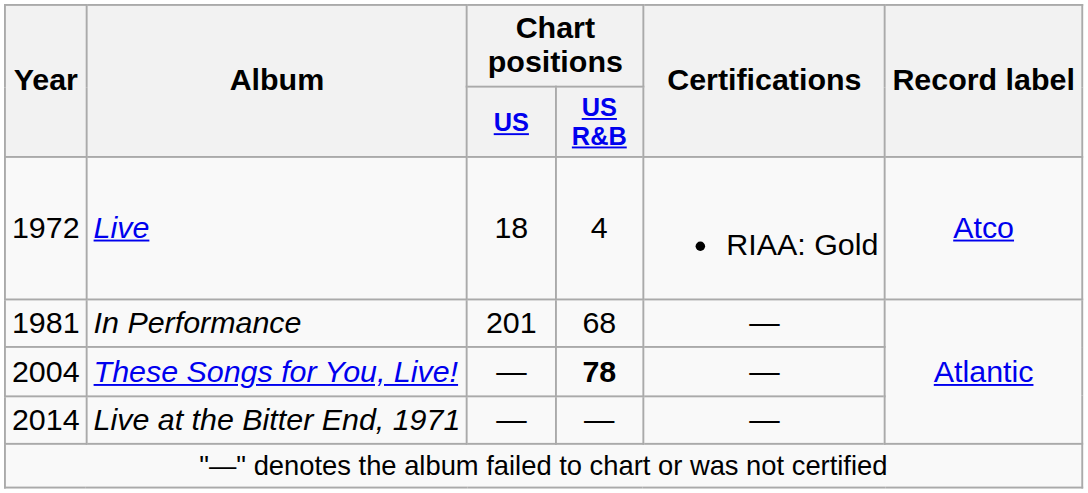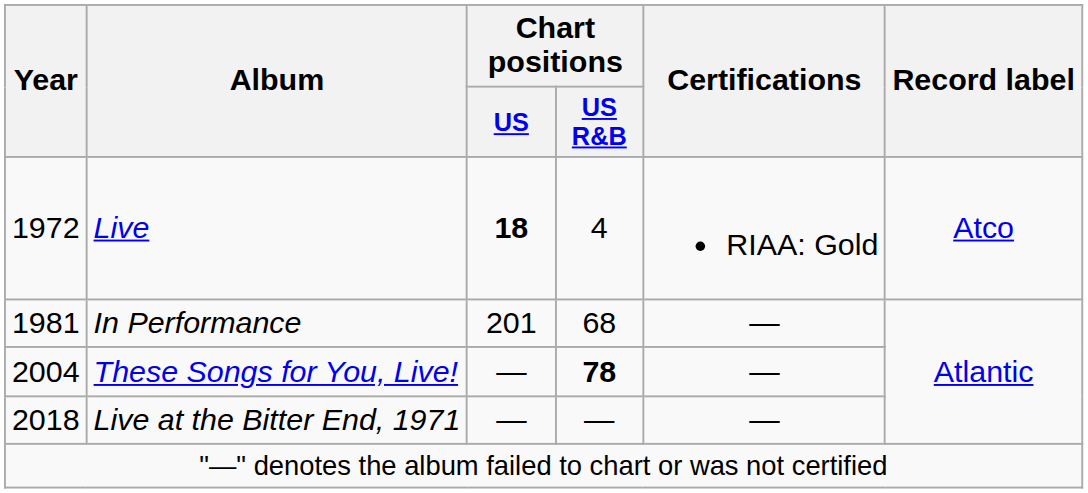(511, 227) normal -> (511, 227) bold
(46, 419) 2014 -> (46, 419) 2018
